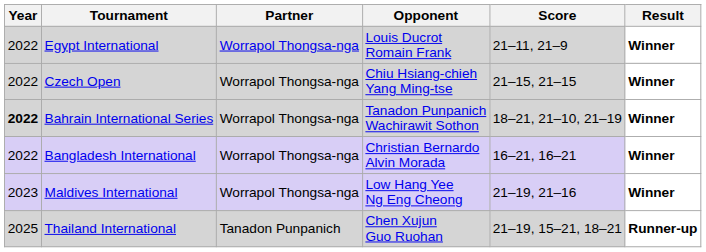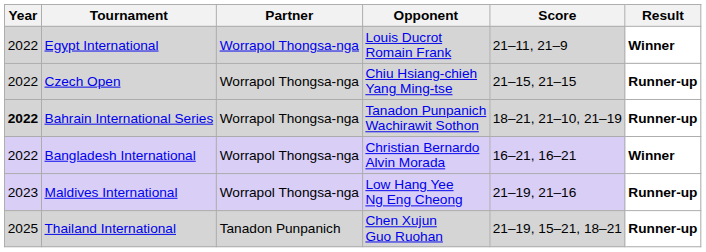(651, 82) Winner -> (663, 82) Runner-up
(651, 119) Winner -> (663, 119) Runner-up
(651, 192) Winner -> (663, 192) Runner-up
